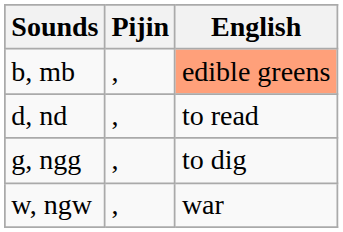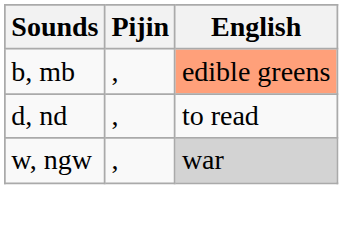- row: (46, 159)
(203, 204) no background -> (203, 159) lightgrey background
